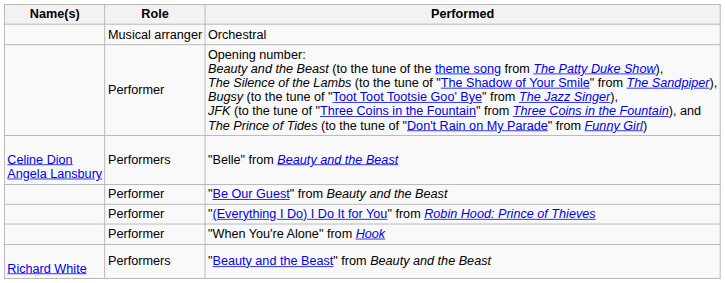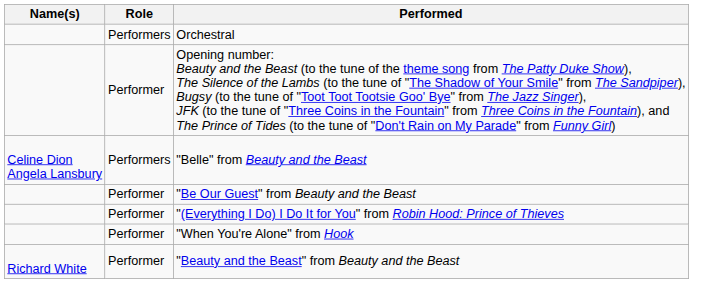(155, 34) Musical arranger -> (139, 34) Performers
(139, 261) Performers -> (136, 261) Performer
